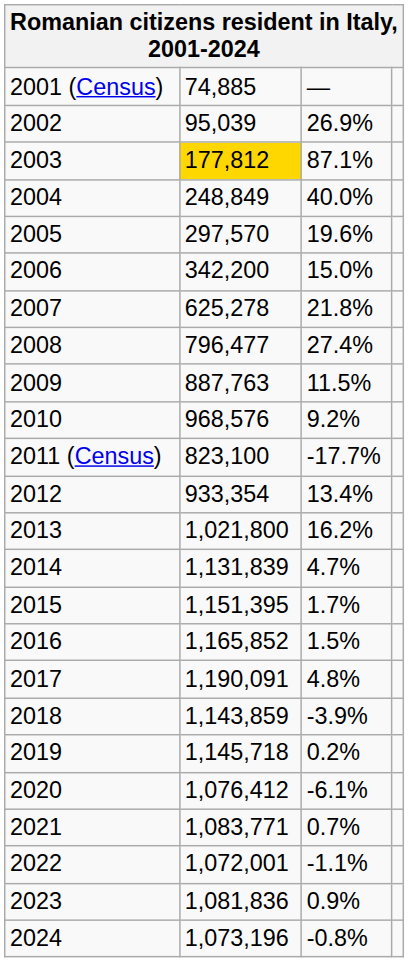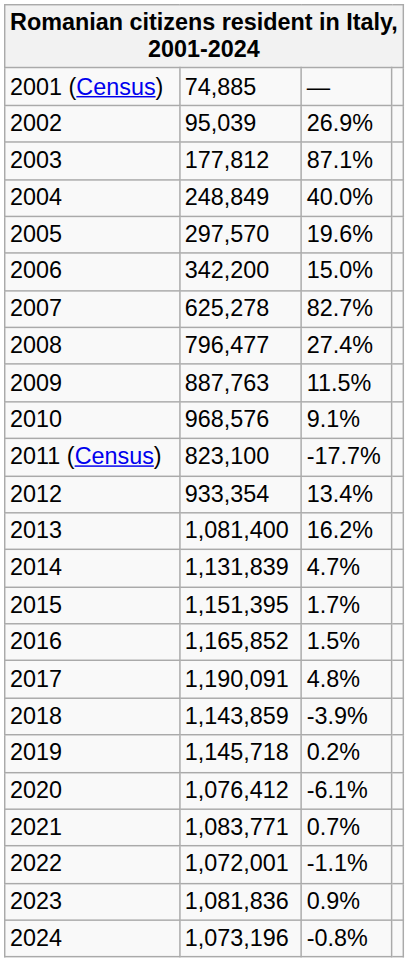(227, 160) gold background -> (227, 160) no background
(340, 308) 21.8% -> (340, 308) 82.7%
(333, 419) 9.2% -> (333, 419) 9.1%
(237, 530) 1,021,800 -> (237, 530) 1,081,400
